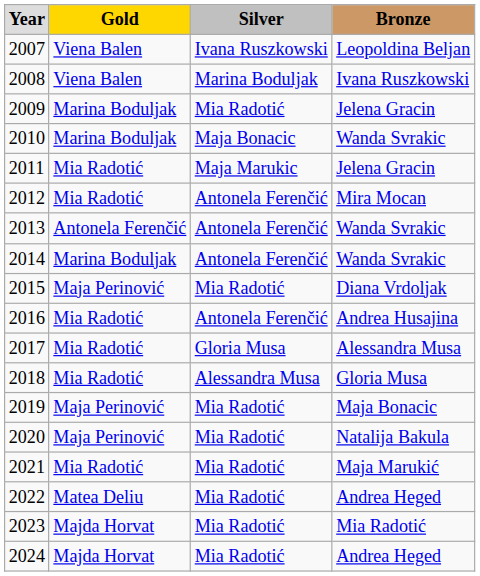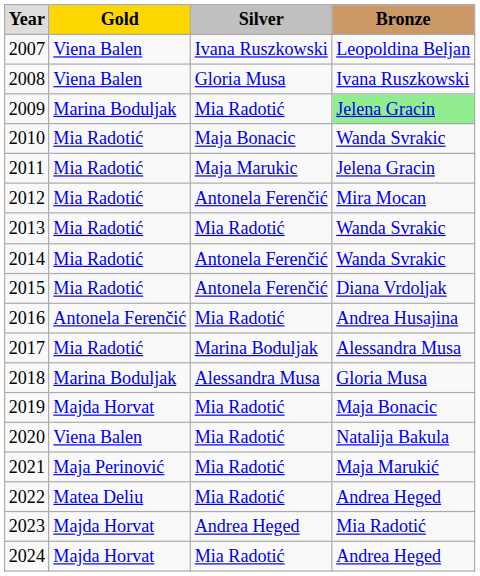(256, 79) Marina Boduljak -> (240, 79) Gloria Musa
(386, 109) no background -> (386, 109) lightgreen background
(115, 138) Marina Boduljak -> (98, 138) Mia Radotić
(120, 228) Antonela Ferenčić -> (98, 228) Mia Radotić
(261, 228) Antonela Ferenčić -> (240, 228) Mia Radotić
(115, 258) Marina Boduljak -> (98, 258) Mia Radotić
(109, 288) Maja Perinović -> (98, 288) Mia Radotić
(240, 288) Mia Radotić -> (261, 288) Antonela Ferenčić
(98, 317) Mia Radotić -> (120, 317) Antonela Ferenčić
(261, 317) Antonela Ferenčić -> (240, 317) Mia Radotić
(240, 347) Gloria Musa -> (256, 347) Marina Boduljak
(98, 377) Mia Radotić -> (115, 377) Marina Boduljak
(109, 407) Maja Perinović -> (104, 407) Majda Horvat
(109, 437) Maja Perinović -> (98, 437) Viena Balen
(98, 466) Mia Radotić -> (109, 466) Maja Perinović
(240, 526) Mia Radotić -> (247, 526) Andrea Heged
